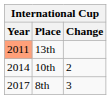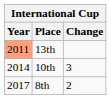(69, 67) 2 -> (69, 67) 3
(69, 85) 3 -> (69, 85) 2
